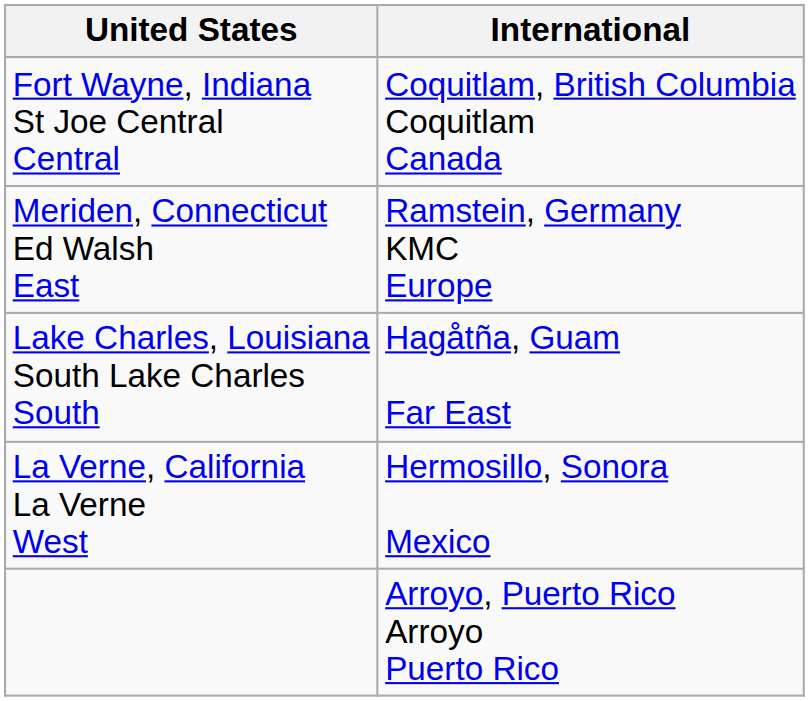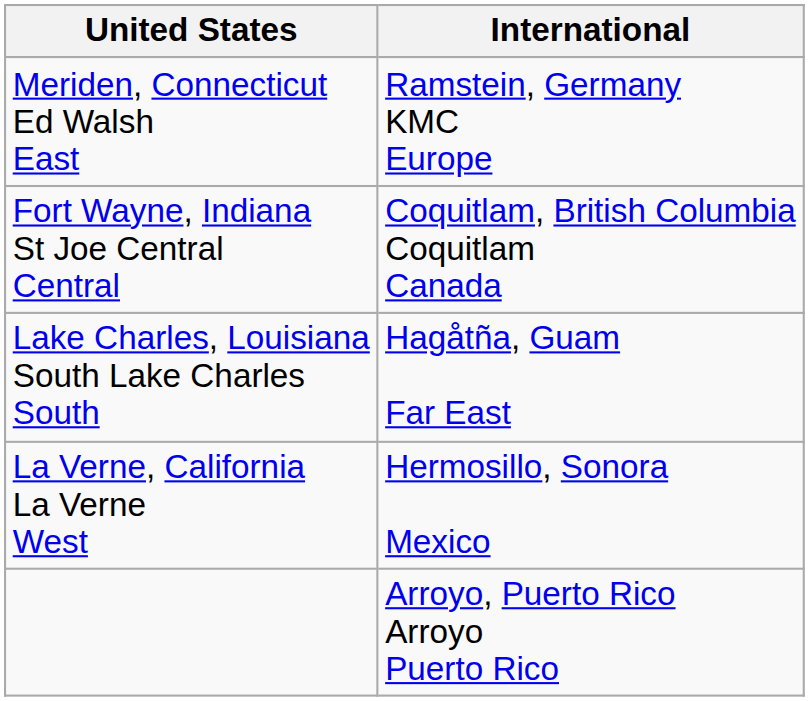rows swapped: (162, 121) <-> (170, 248)
